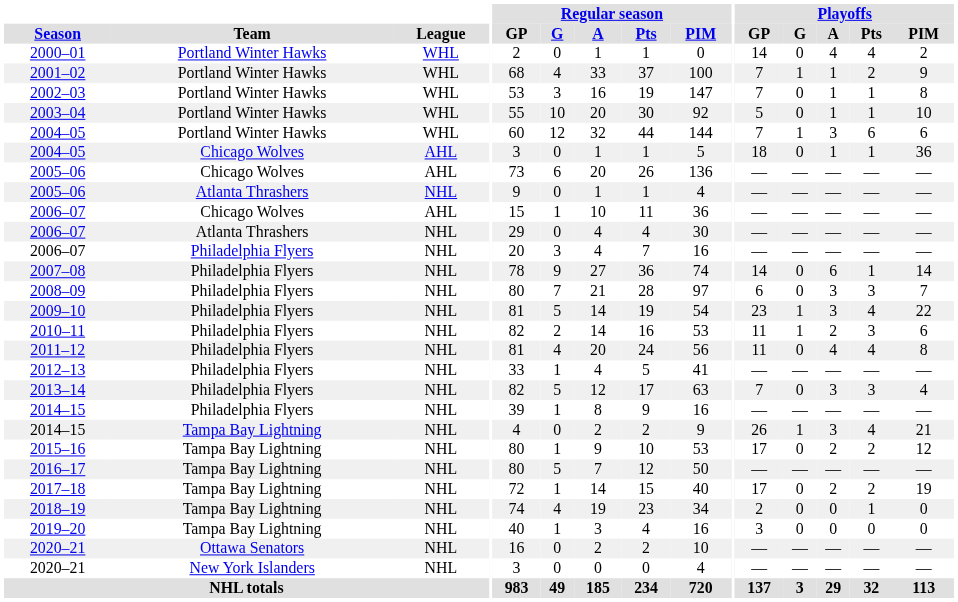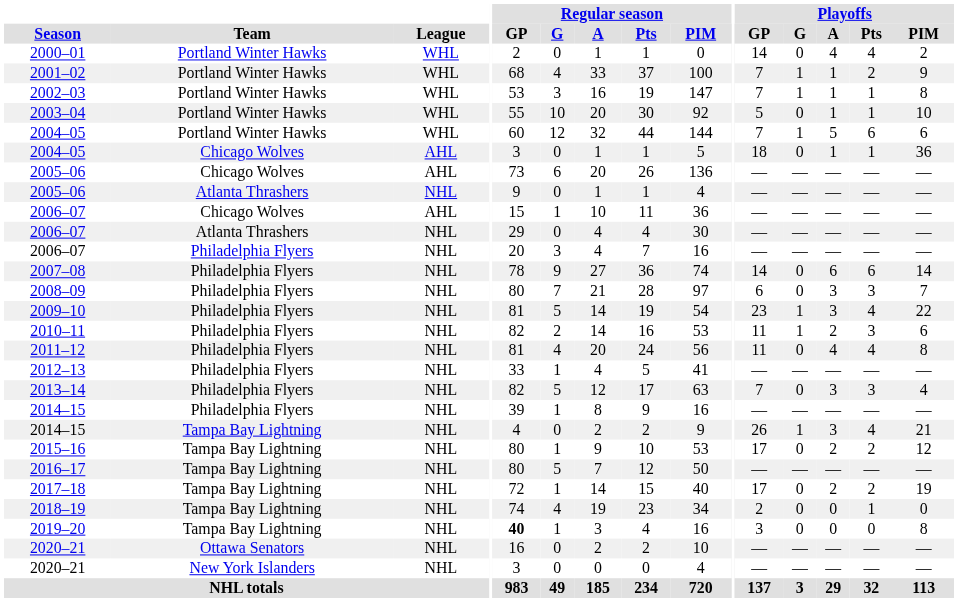(800, 93) 0 -> (800, 93) 1
(833, 132) 3 -> (833, 132) 5
(871, 271) 1 -> (871, 271) 6
(517, 528) normal -> (517, 528) bold
(924, 528) 0 -> (924, 528) 8
